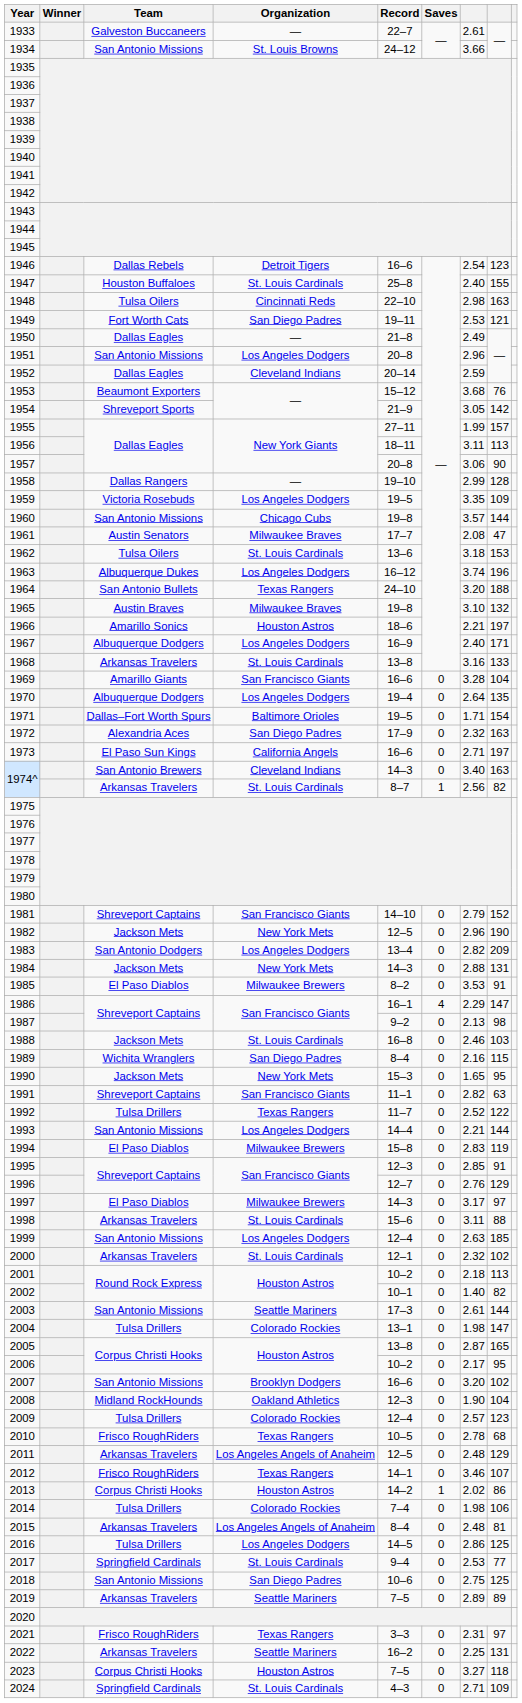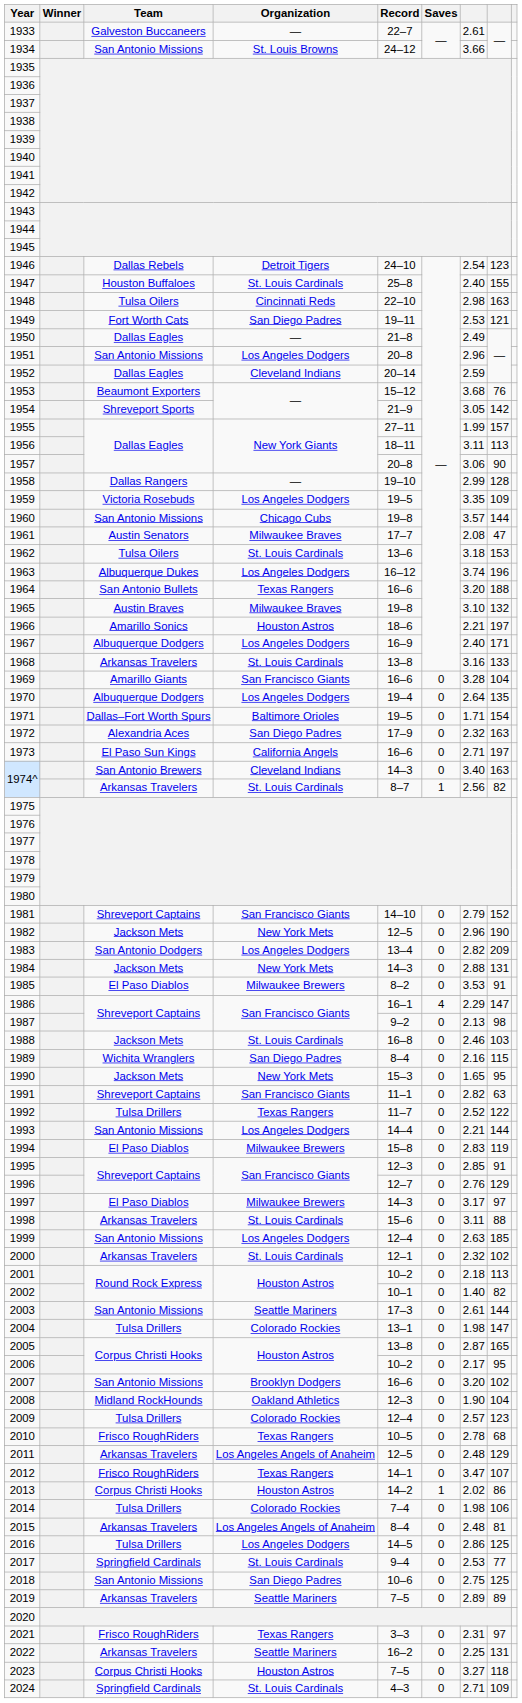(400, 265) 16–6 -> (400, 265) 24–10
(400, 590) 24–10 -> (400, 590) 16–6
(474, 1472) 3.46 -> (474, 1472) 3.47
